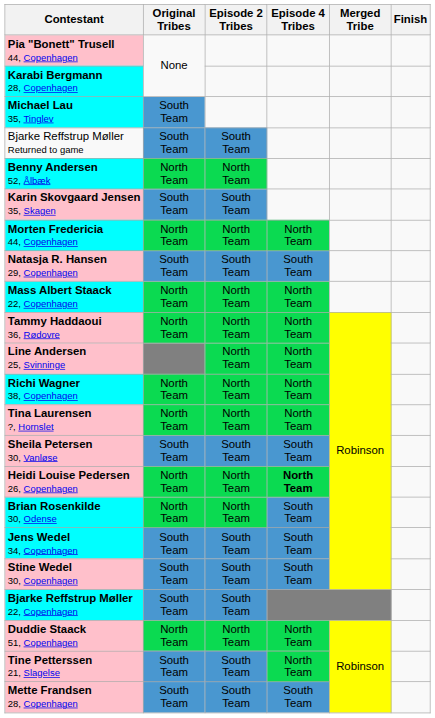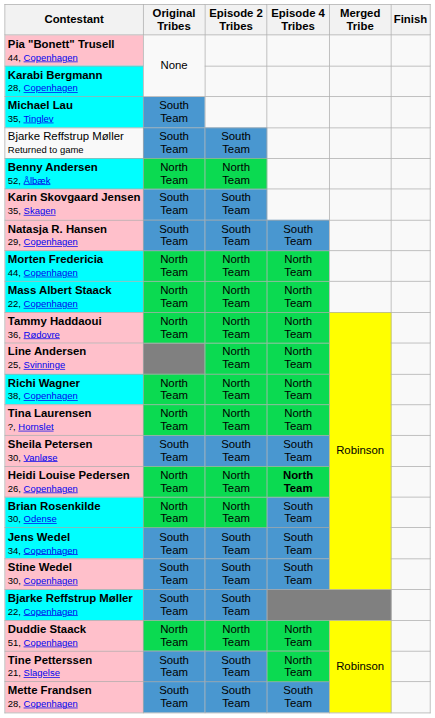rows swapped: (55, 235) <-> (57, 266)
